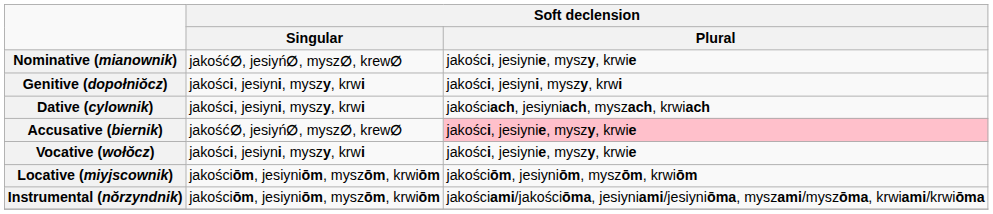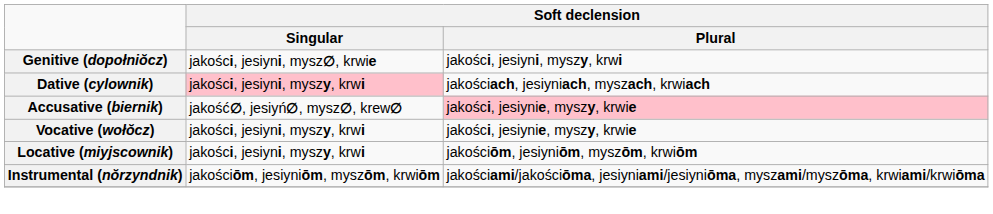- row: (95, 61)
(277, 84) jakości, jesiyni, myszy, krwi -> (283, 61) jakości, jesiyni, mysz∅, krwie
(277, 107) no background -> (277, 84) pink background
(315, 175) jakościōm, jesiyniōm, myszōm, krwiōm -> (277, 153) jakości, jesiyni, myszy, krwi
